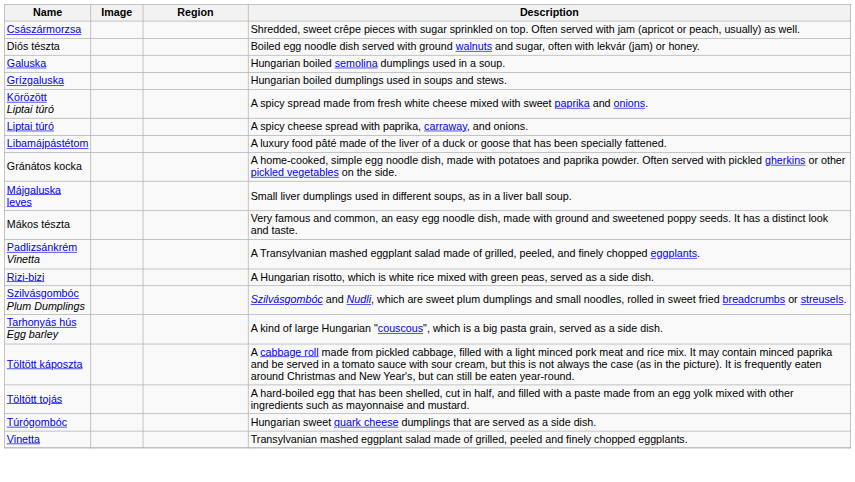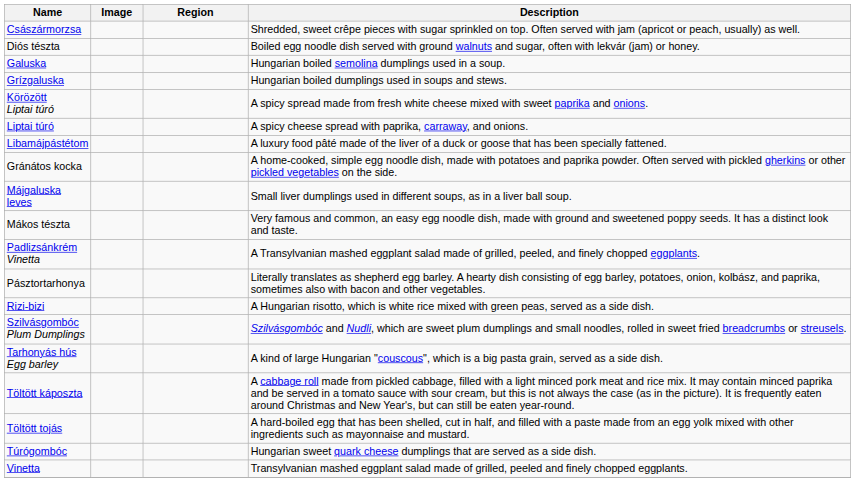+ row: (46, 283)
